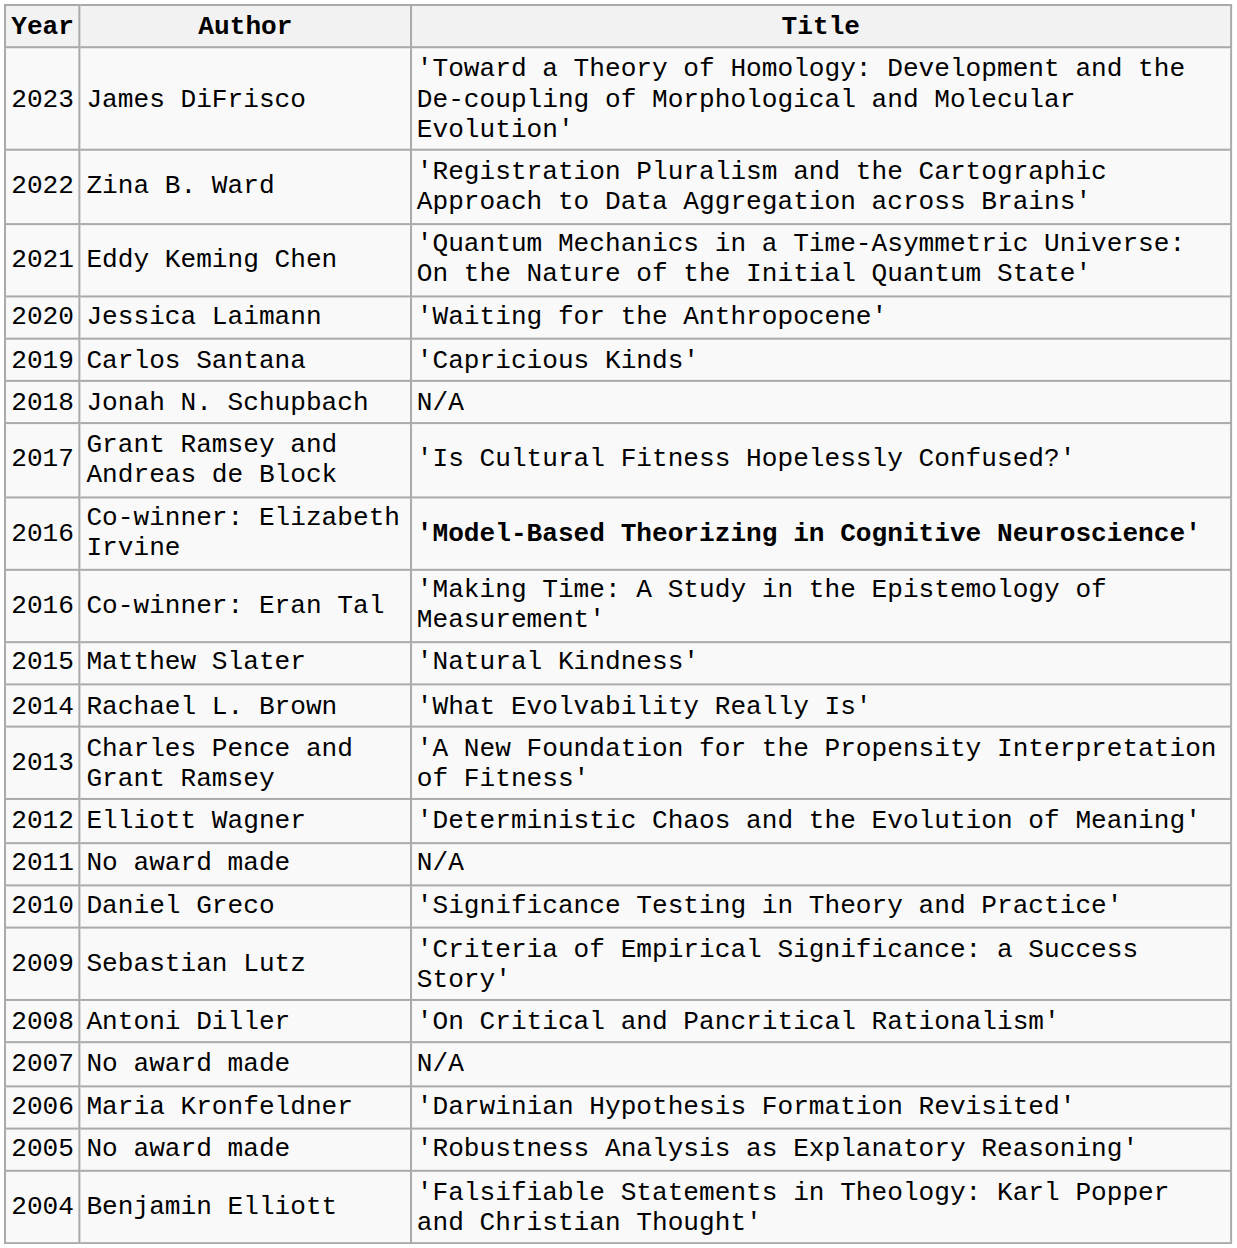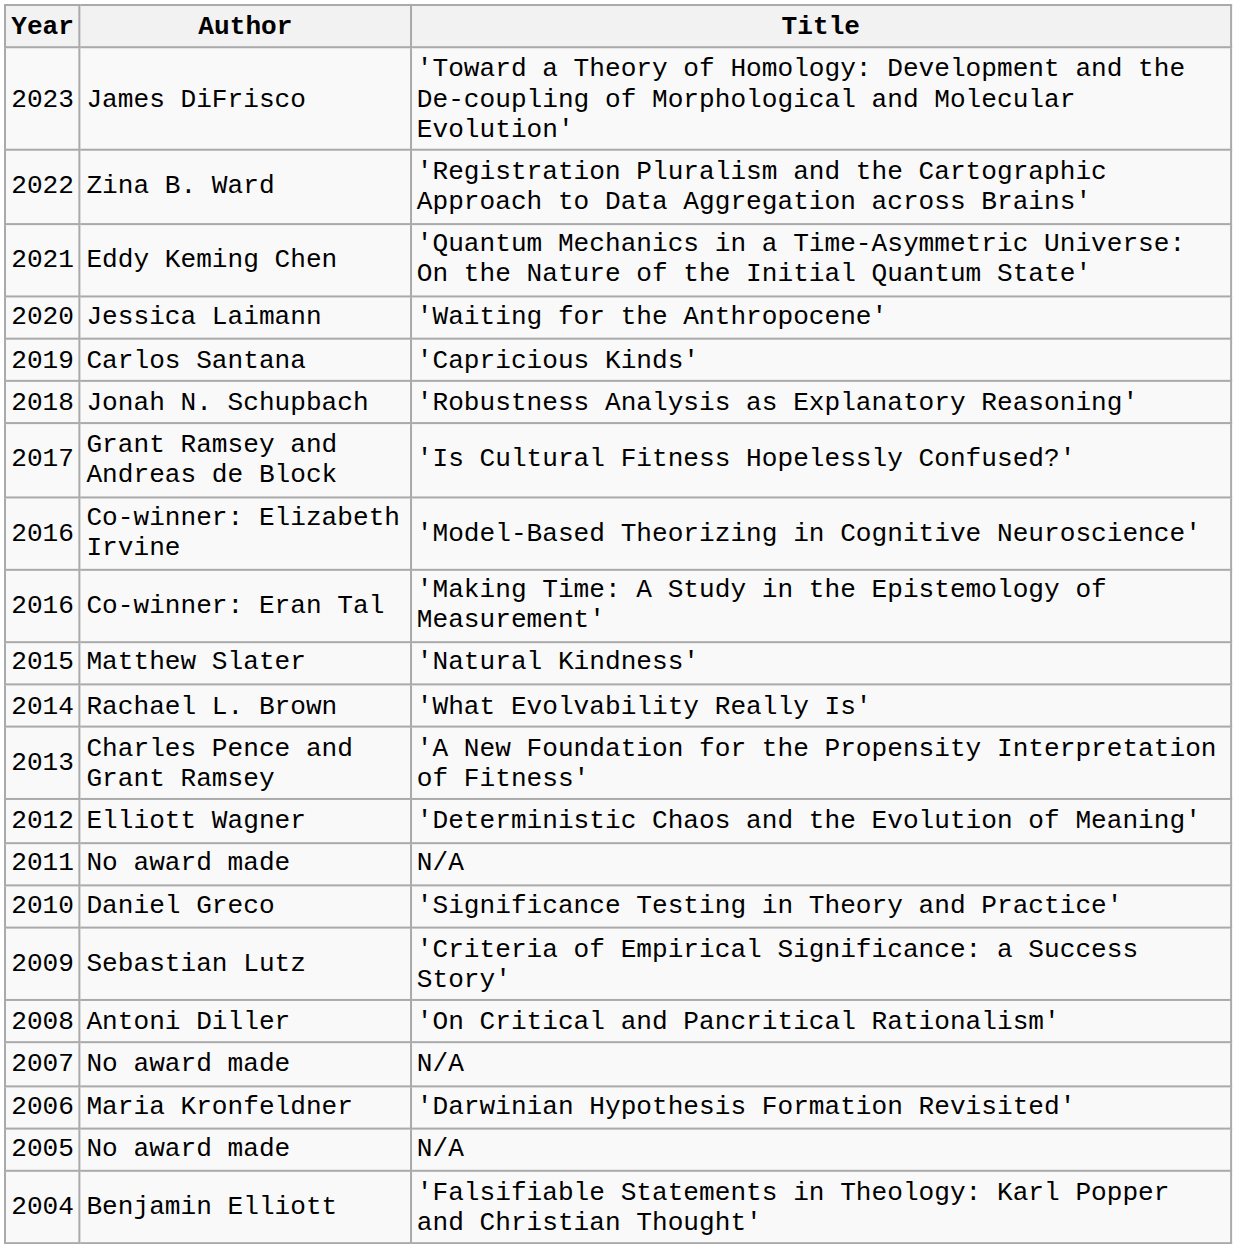(440, 402) N/A -> (777, 402) 'Robustness Analysis as Explanatory Reasoning'
(809, 533) bold -> (809, 533) normal
(777, 1149) 'Robustness Analysis as Explanatory Reasoning' -> (440, 1149) N/A
